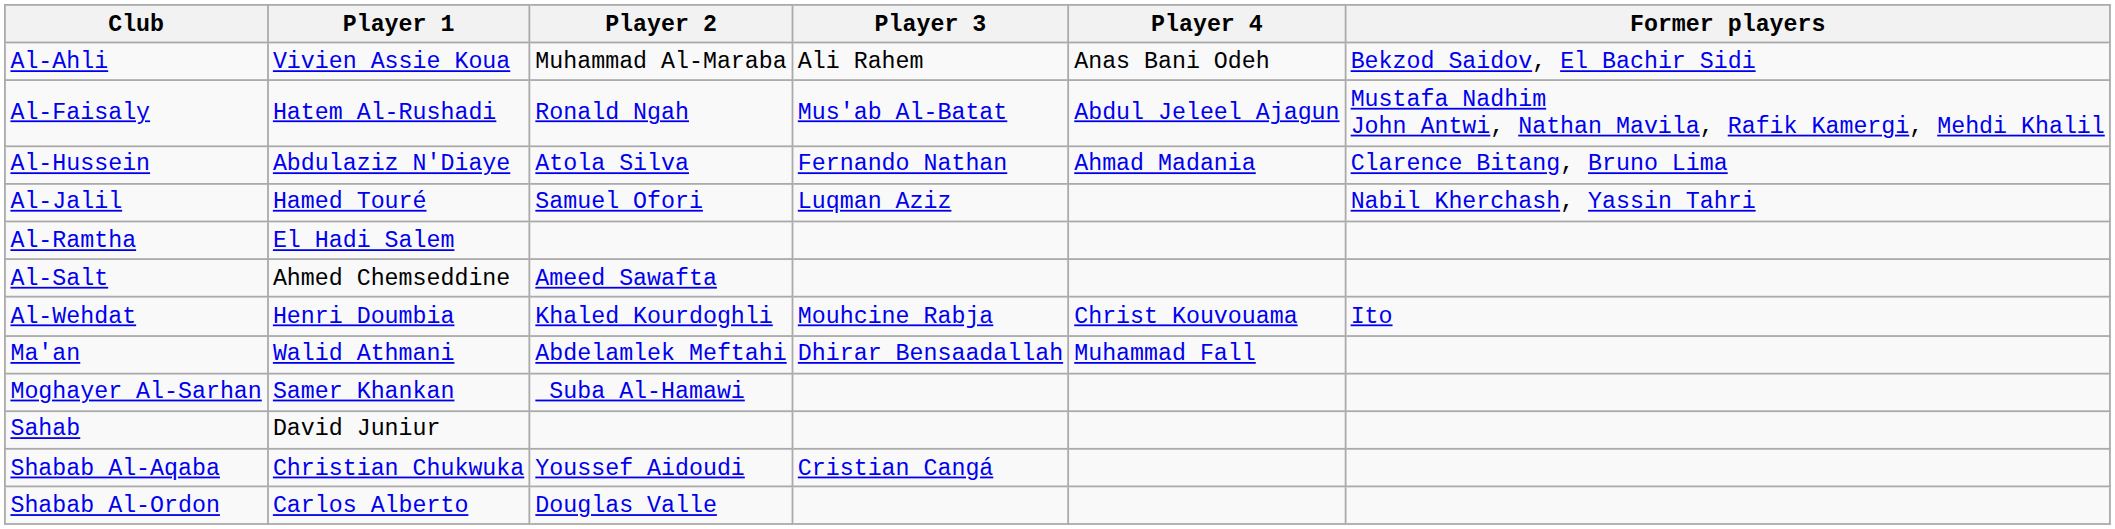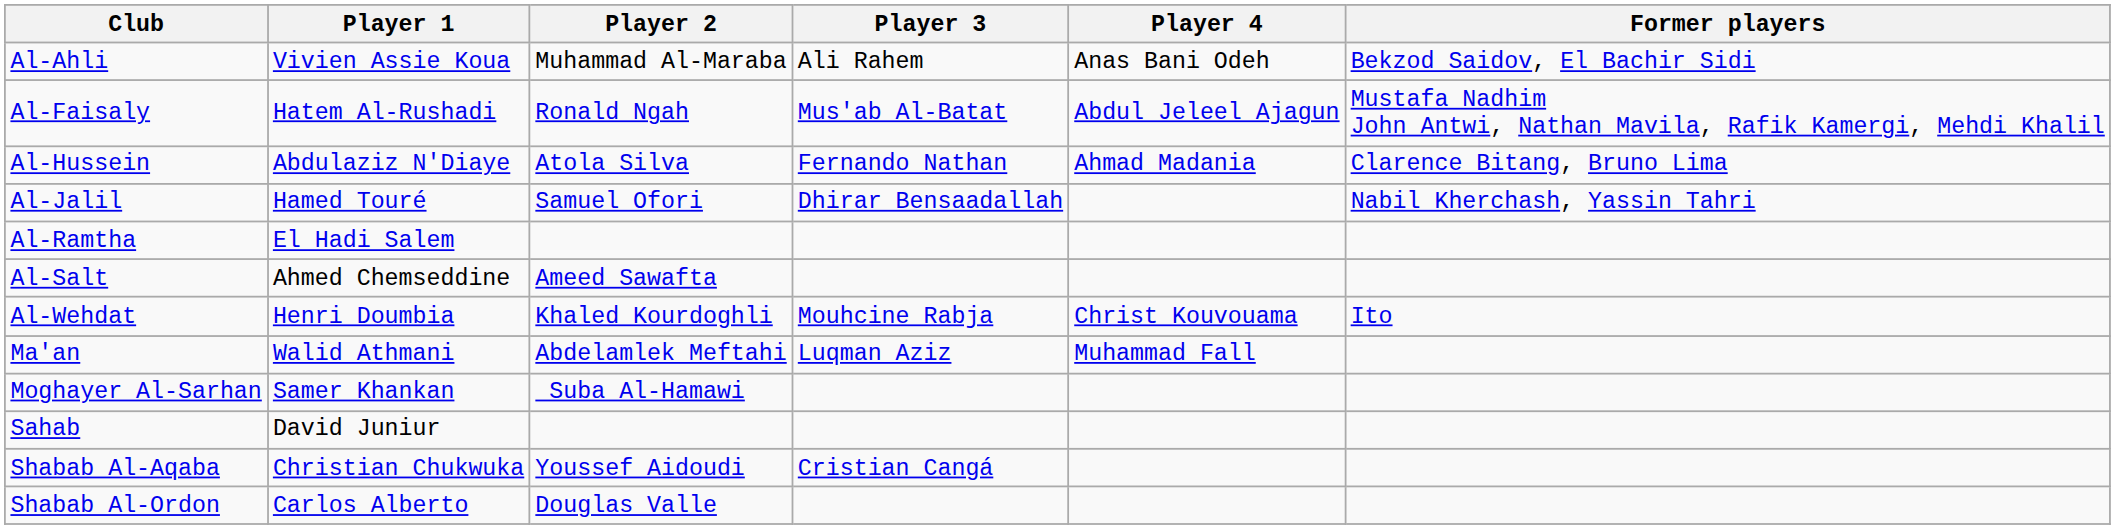(875, 202) Luqman Aziz -> (930, 202) Dhirar Bensaadallah
(930, 354) Dhirar Bensaadallah -> (875, 354) Luqman Aziz
